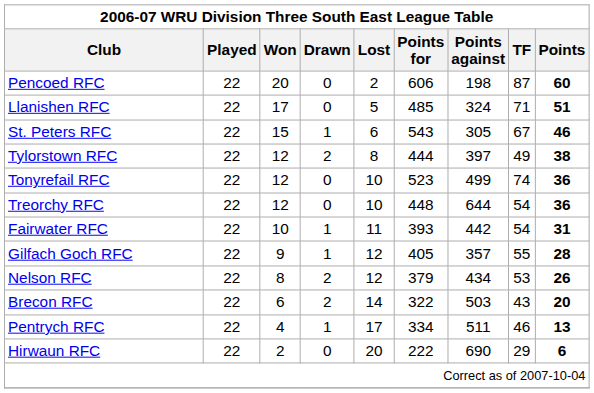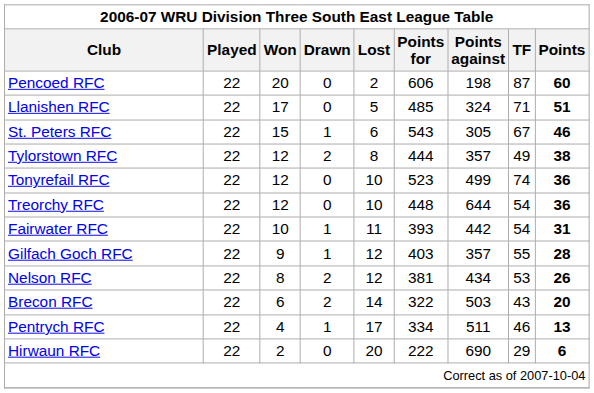(478, 156) 397 -> (478, 156) 357
(421, 253) 405 -> (421, 253) 403
(421, 277) 379 -> (421, 277) 381
